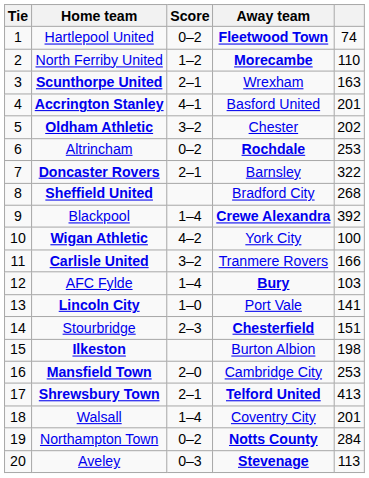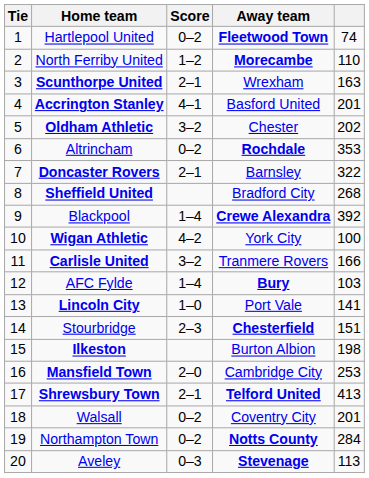(349, 149) 253 -> (349, 149) 353
(190, 417) 1–4 -> (190, 417) 0–2
